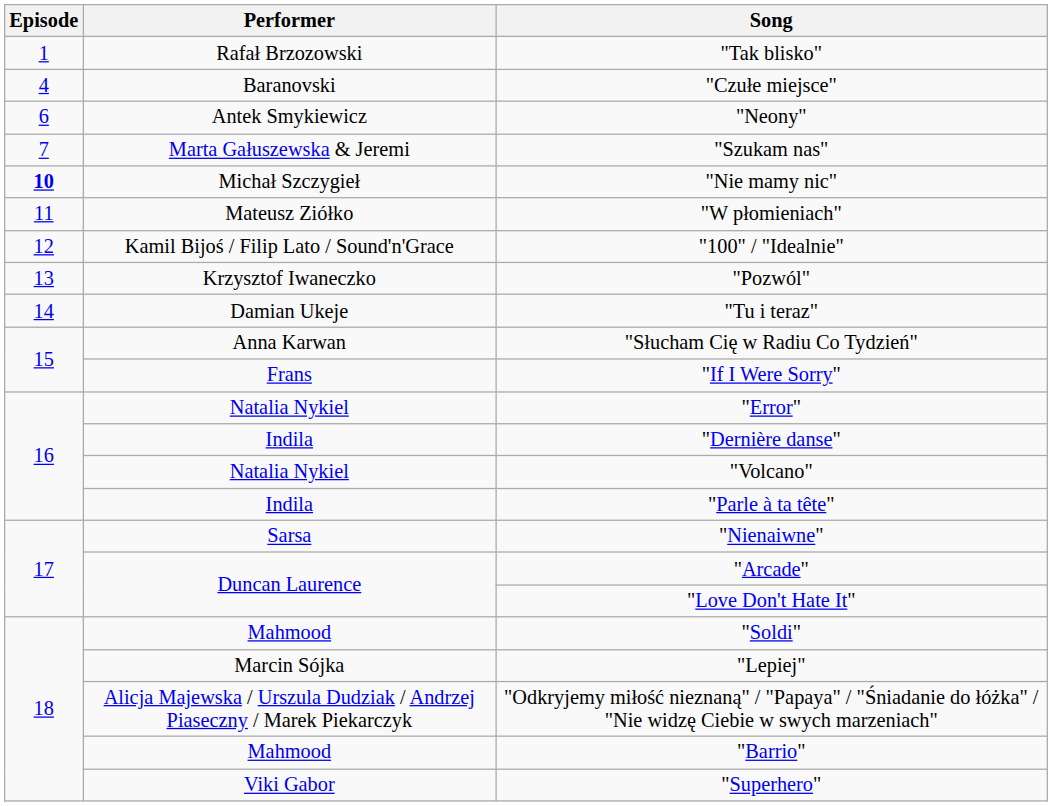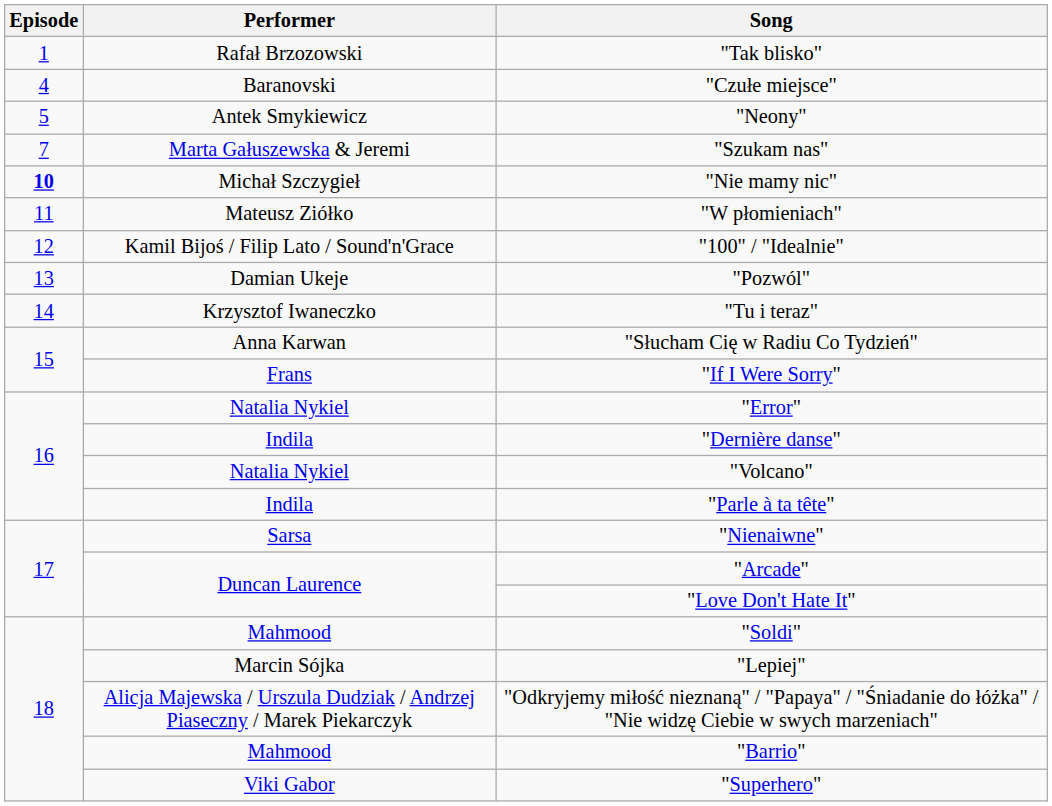(44, 117) 6 -> (44, 117) 5
(289, 278) Krzysztof Iwaneczko -> (289, 278) Damian Ukeje
(289, 310) Damian Ukeje -> (289, 310) Krzysztof Iwaneczko
